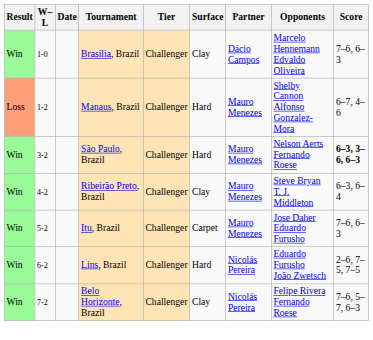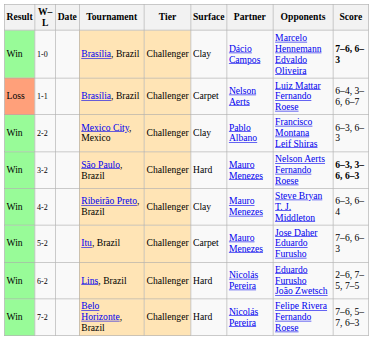(350, 54) normal -> (350, 54) bold
+ row: (42, 97)
- row: (42, 107)
+ row: (42, 133)
(201, 302) Clay -> (203, 317) Hard
